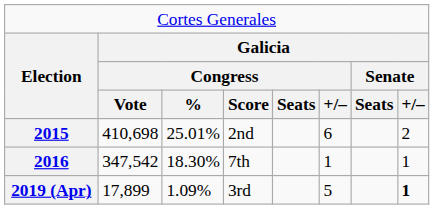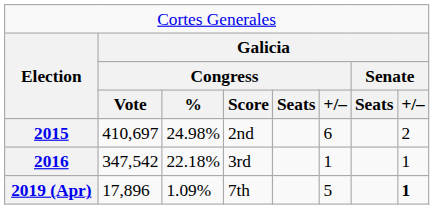(130, 133) 410,698 -> (130, 133) 410,697
(193, 133) 25.01% -> (193, 133) 24.98%
(193, 161) 18.30% -> (193, 161) 22.18%
(239, 161) 7th -> (239, 161) 3rd
(126, 190) 17,899 -> (126, 190) 17,896
(239, 190) 3rd -> (239, 190) 7th
